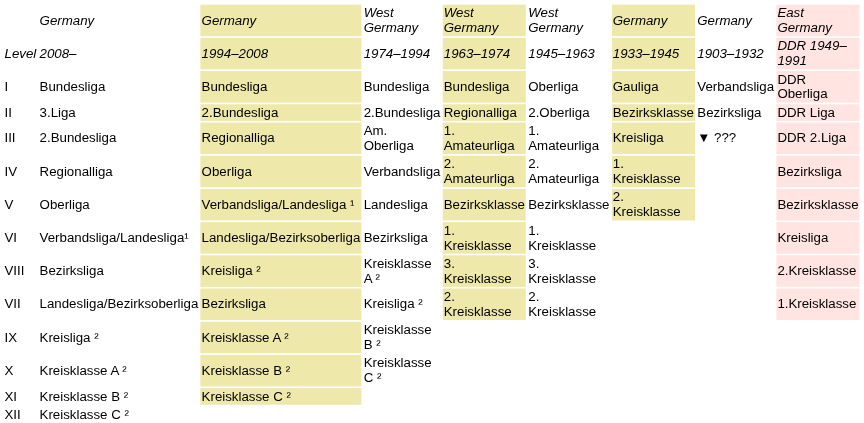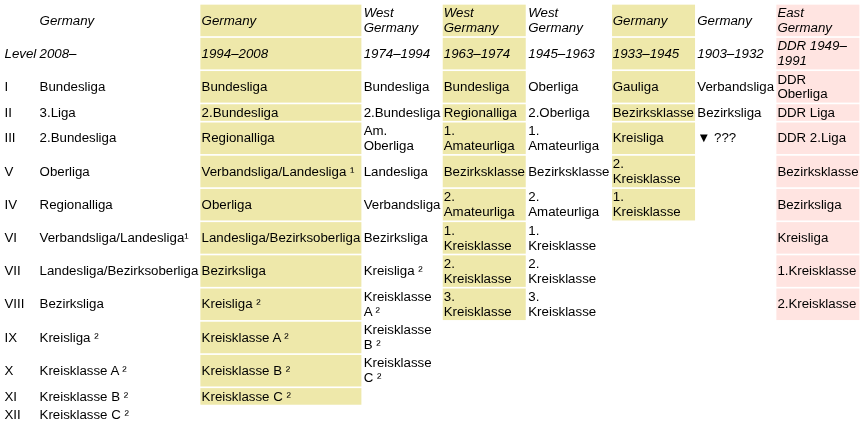rows swapped: (11, 171) <-> (9, 204)
rows swapped: (13, 304) <-> (14, 271)
